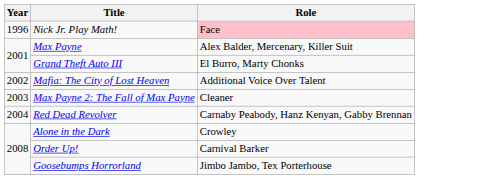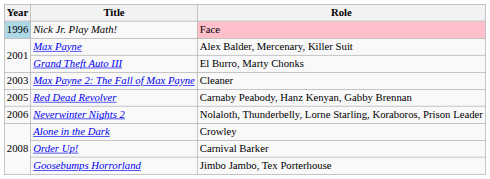(18, 30) no background -> (18, 30) lightblue background
- row: (101, 81)
(18, 115) 2004 -> (18, 98) 2005
+ row: (79, 115)
